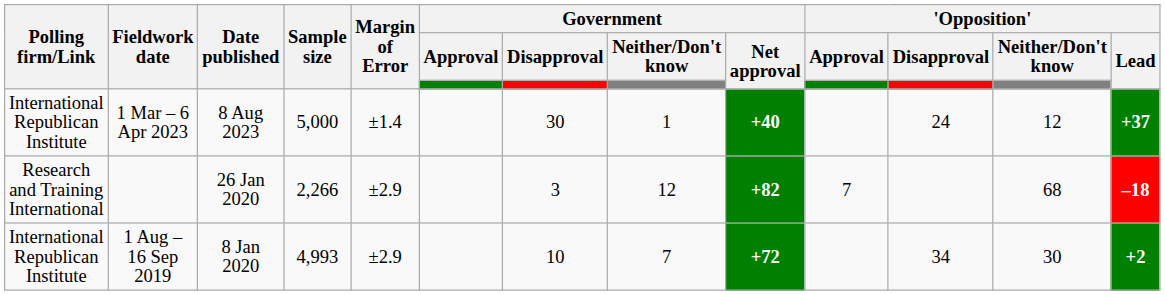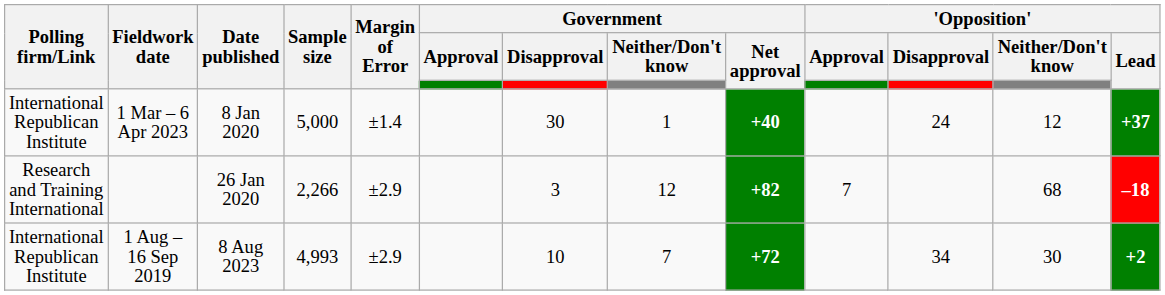(241, 122) 8 Aug 2023 -> (241, 122) 8 Jan 2020
(241, 257) 8 Jan 2020 -> (241, 257) 8 Aug 2023
